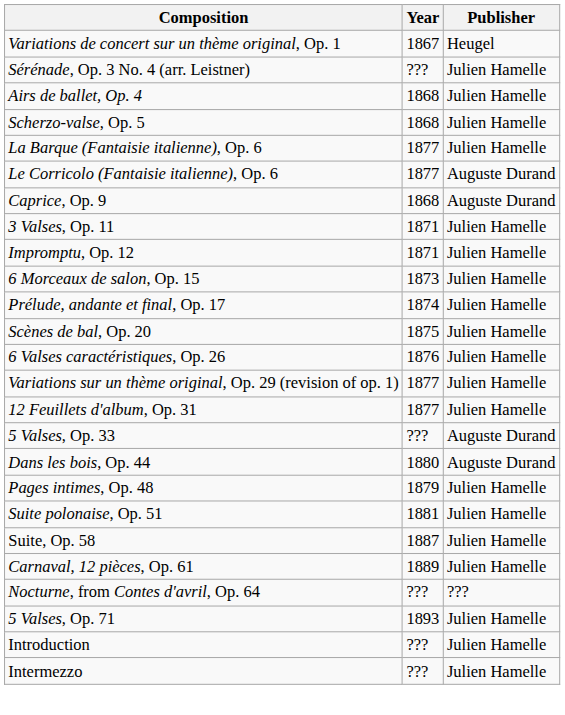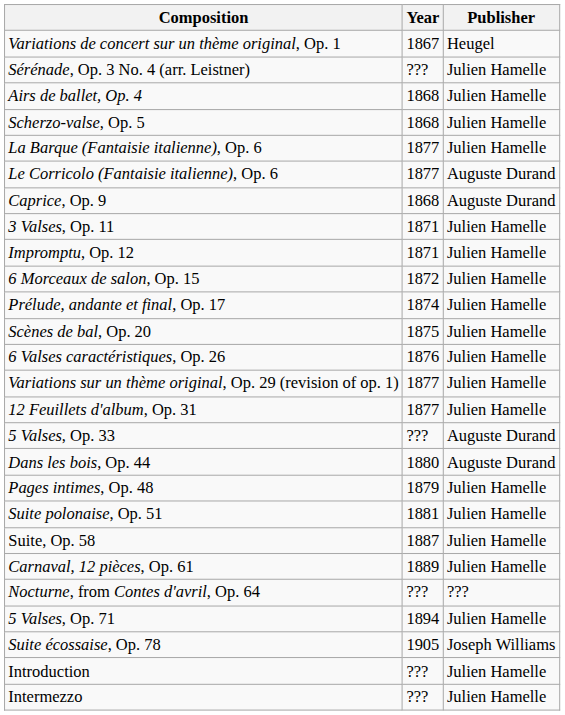(423, 278) 1873 -> (423, 278) 1872
(423, 618) 1893 -> (423, 618) 1894
+ row: (85, 644)
